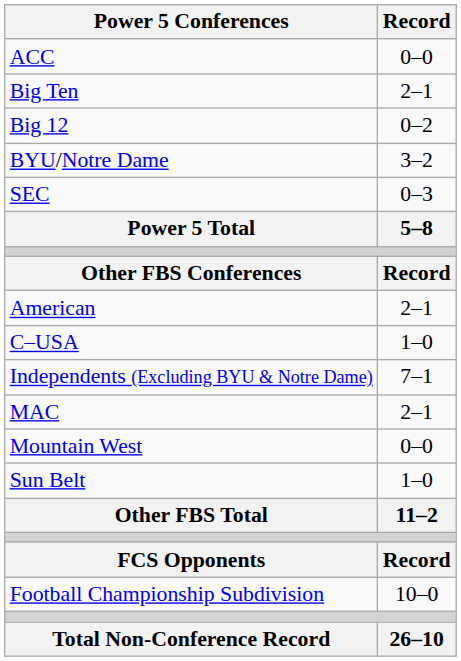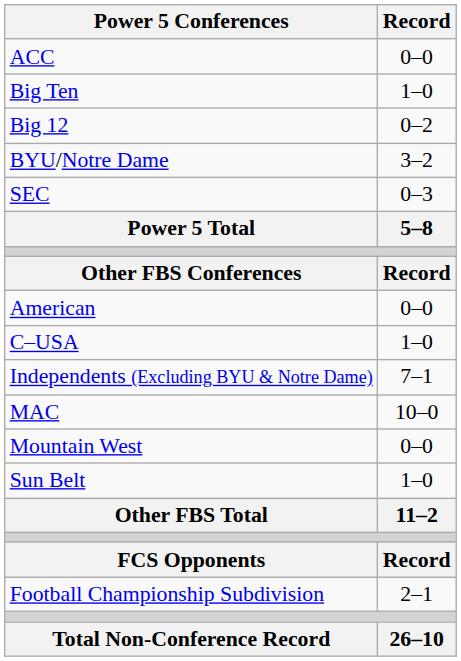(417, 90) 2–1 -> (417, 90) 1–0
(417, 307) 2–1 -> (417, 307) 0–0
(417, 411) 2–1 -> (417, 411) 10–0
(417, 593) 10–0 -> (417, 593) 2–1
